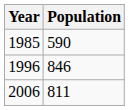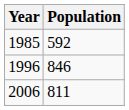(59, 42) 590 -> (59, 42) 592
